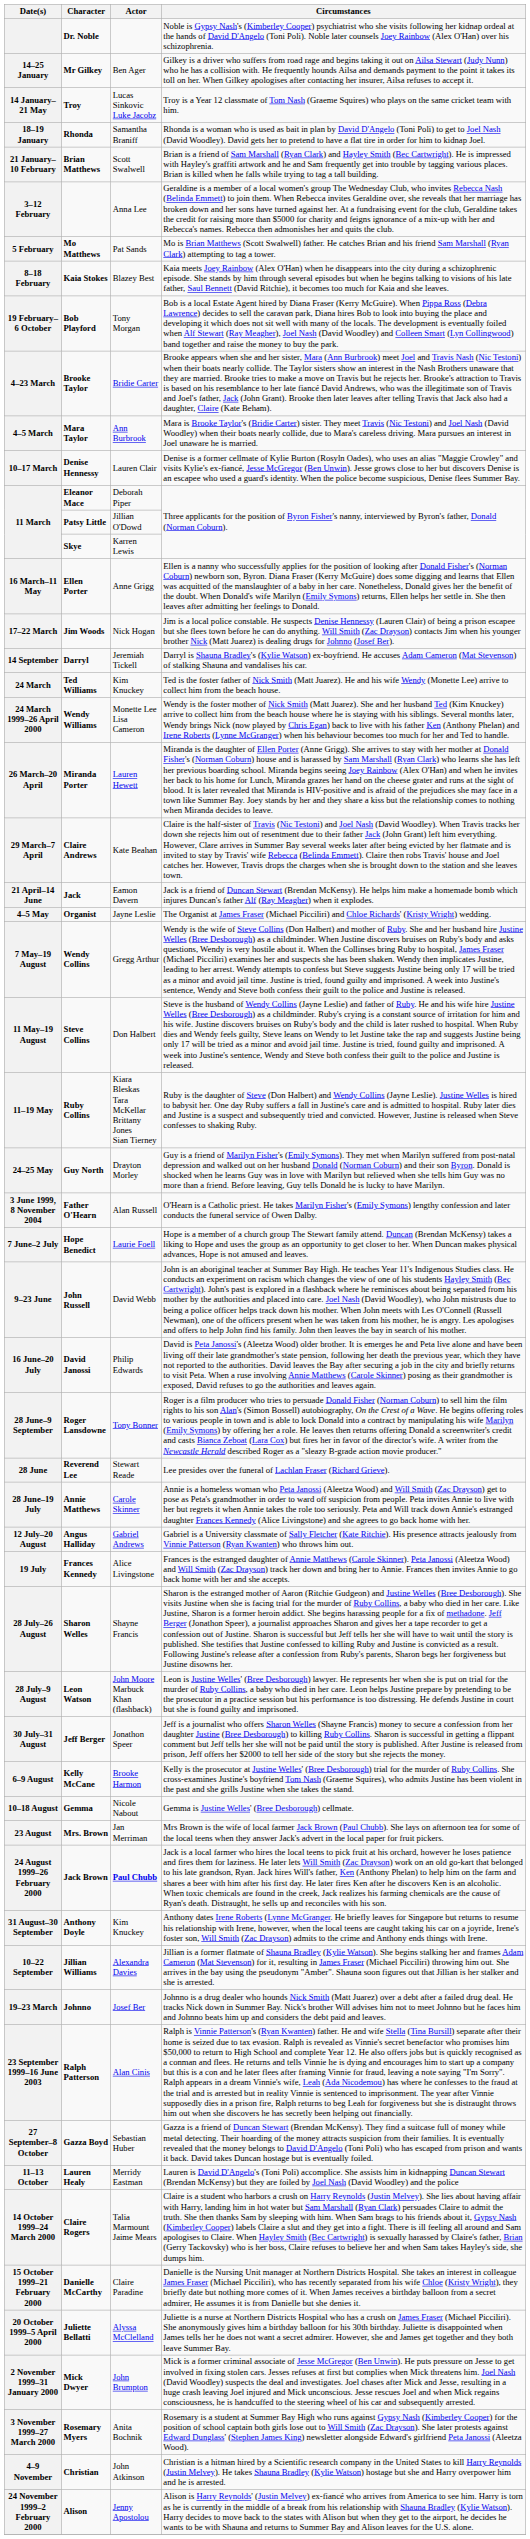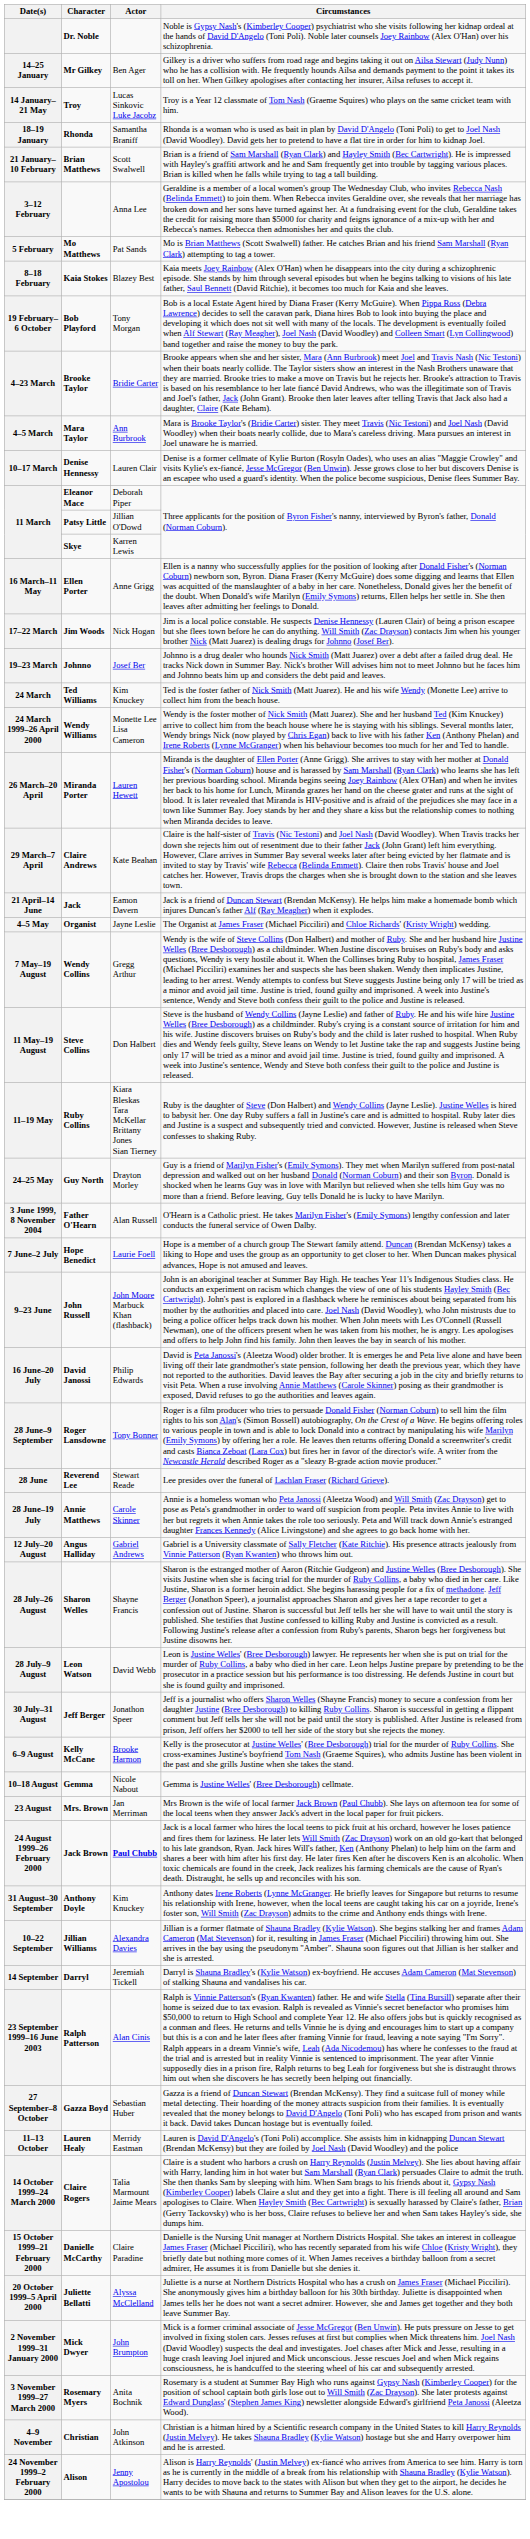rows swapped: (33, 2007) <-> (33, 661)
(134, 1300) David Webb -> (134, 1310) John Moore Marbuck Khan (flashback)
- row: (33, 1569)
(134, 1694) John Moore Marbuck Khan (flashback) -> (134, 1670) David Webb
